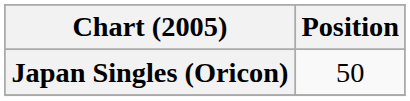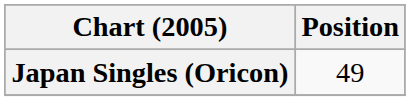(350, 71) 50 -> (350, 71) 49
